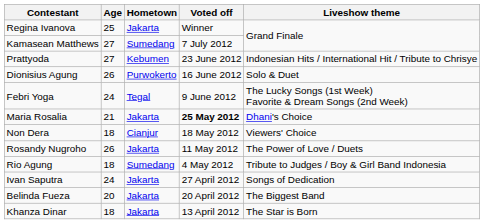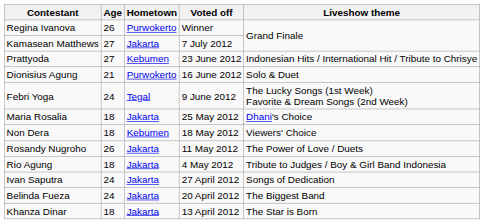(109, 28) 25 -> (109, 28) 26
(143, 28) Jakarta -> (152, 28) Purwokerto
(151, 44) Sumedang -> (143, 44) Jakarta
(109, 75) 26 -> (109, 75) 21
(109, 117) 21 -> (109, 117) 18
(211, 117) bold -> (210, 117) normal
(142, 133) Cianjur -> (148, 133) Kebumen
(151, 164) Sumedang -> (143, 164) Jakarta
(109, 195) 20 -> (109, 195) 24
